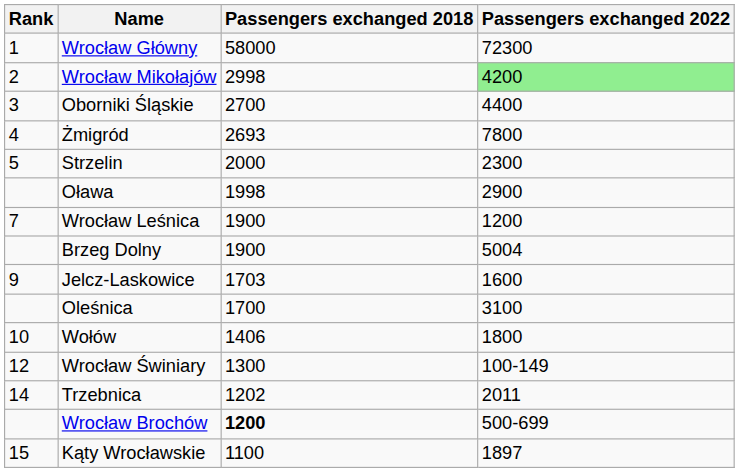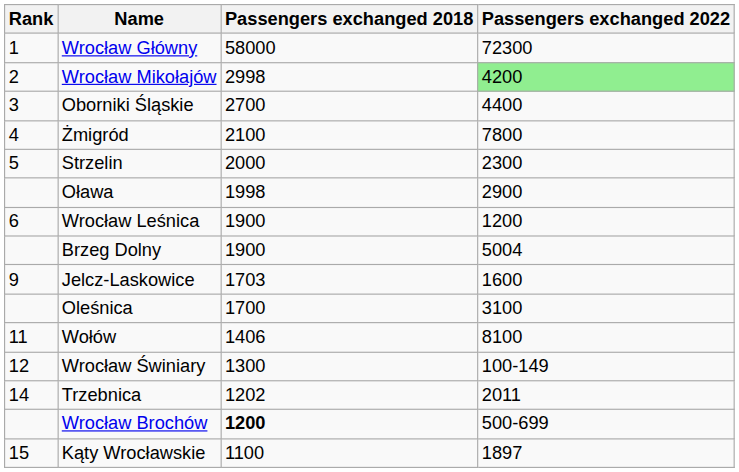(245, 134) 2693 -> (245, 134) 2100
(14, 221) 7 -> (14, 221) 6
(19, 337) 10 -> (18, 337) 11
(502, 337) 1800 -> (502, 337) 8100
